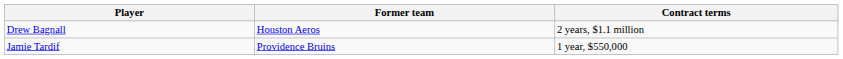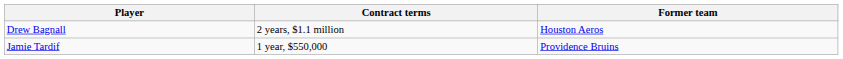columns swapped: (404, 12) <-> (696, 12)
